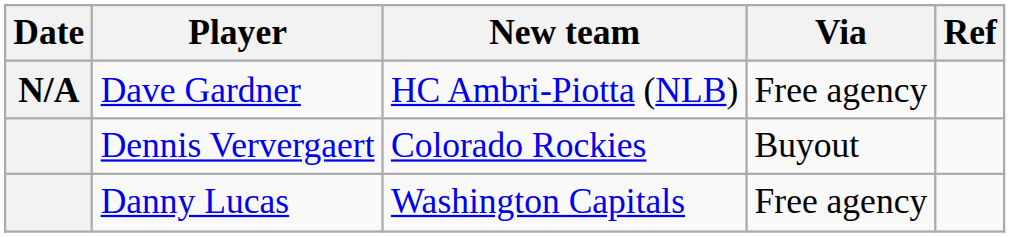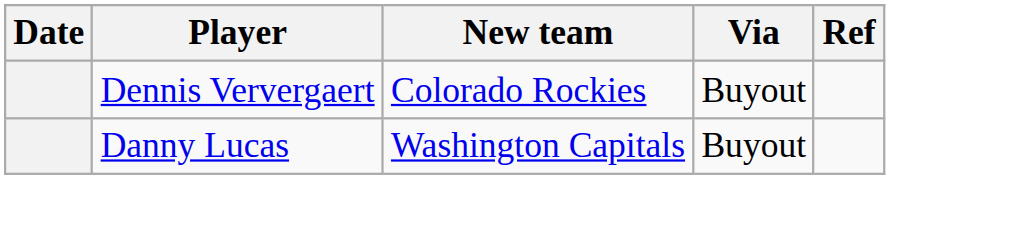- row: (201, 88)
(841, 201) Free agency -> (754, 145) Buyout
